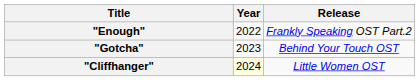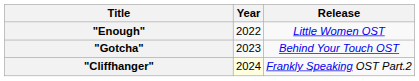(339, 31) Frankly Speaking OST Part.2 -> (339, 31) Little Women OST
(339, 66) Little Women OST -> (339, 66) Frankly Speaking OST Part.2
